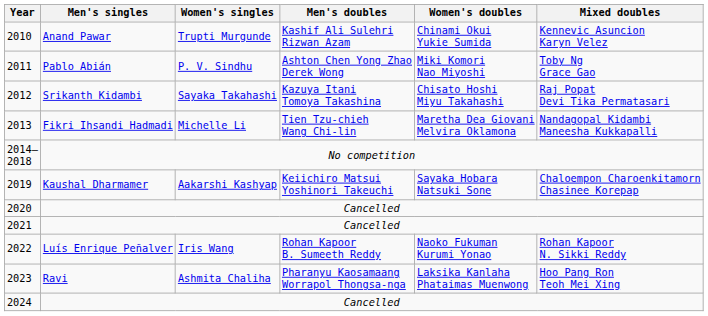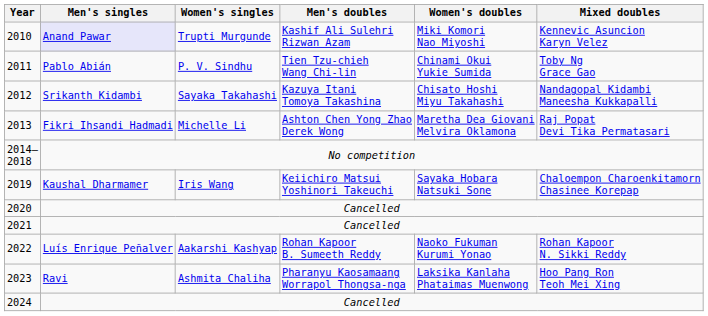(77, 36) no background -> (77, 36) lavender background
(454, 36) Chinami Okui Yukie Sumida -> (451, 36) Miki Komori Nao Miyoshi
(347, 66) Ashton Chen Yong Zhao Derek Wong -> (325, 66) Tien Tzu-chieh Wang Chi-lin
(451, 66) Miki Komori Nao Miyoshi -> (454, 66) Chinami Okui Yukie Sumida
(605, 95) Raj Popat Devi Tika Permatasari -> (598, 95) Nandagopal Kidambi Maneesha Kukkapalli
(325, 125) Tien Tzu-chieh Wang Chi-lin -> (347, 125) Ashton Chen Yong Zhao Derek Wong
(598, 125) Nandagopal Kidambi Maneesha Kukkapalli -> (605, 125) Raj Popat Devi Tika Permatasari
(227, 184) Aakarshi Kashyap -> (206, 184) Iris Wang
(206, 249) Iris Wang -> (227, 249) Aakarshi Kashyap
